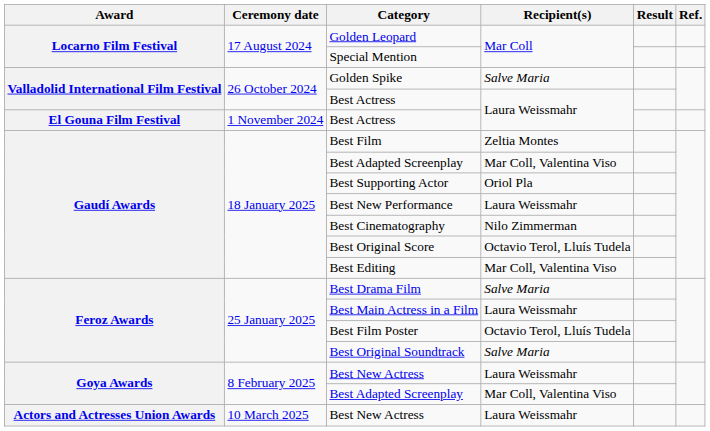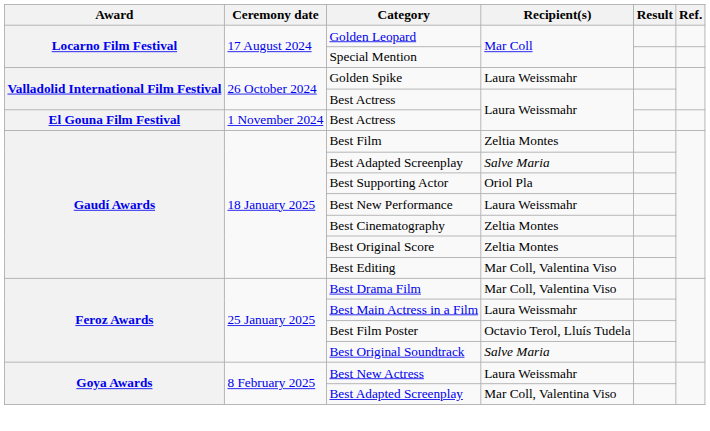(517, 78) Salve Maria -> (531, 78) Laura Weissmahr
(550, 162) Mar Coll, Valentina Viso -> (517, 162) Salve Maria
(531, 225) Nilo Zimmerman -> (521, 225) Zeltia Montes
(557, 246) Octavio Terol, Lluís Tudela -> (521, 246) Zeltia Montes
(517, 288) Salve Maria -> (550, 288) Mar Coll, Valentina Viso
- row: (114, 415)
